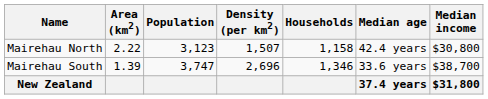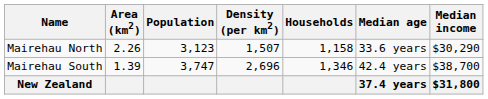(127, 48) 2.22 -> (127, 48) 2.26
(393, 48) 42.4 years -> (393, 48) 33.6 years
(456, 48) $30,800 -> (456, 48) $30,290
(393, 66) 33.6 years -> (393, 66) 42.4 years
